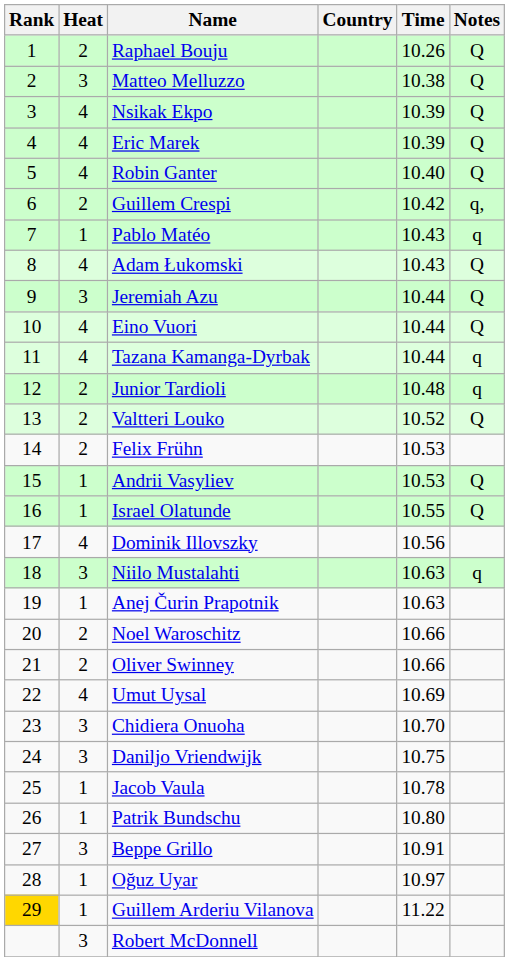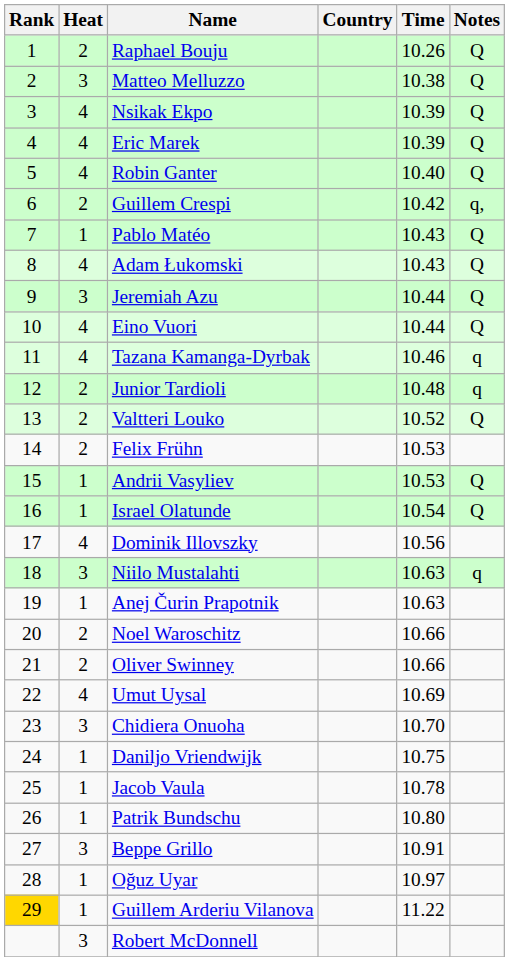(477, 234) q -> (477, 234) Q
(423, 357) 10.44 -> (423, 357) 10.46
(423, 511) 10.55 -> (423, 511) 10.54
(83, 756) 3 -> (83, 756) 1
